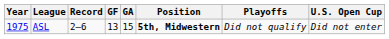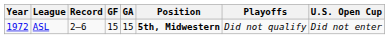(17, 27) 1975 -> (17, 27) 1972
(113, 27) 13 -> (113, 27) 15
